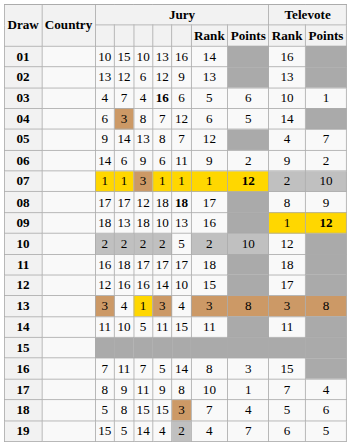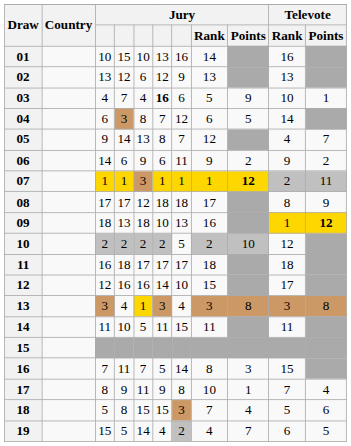(248, 98) 6 -> (248, 98) 9
(326, 181) 10 -> (326, 181) 11
(181, 202) bold -> (181, 202) normal
